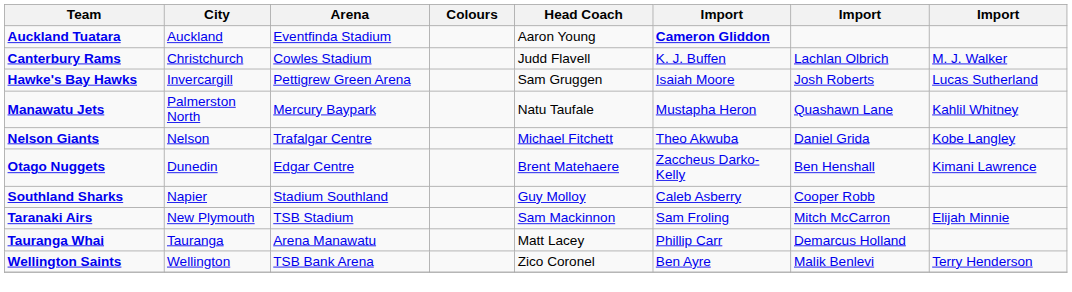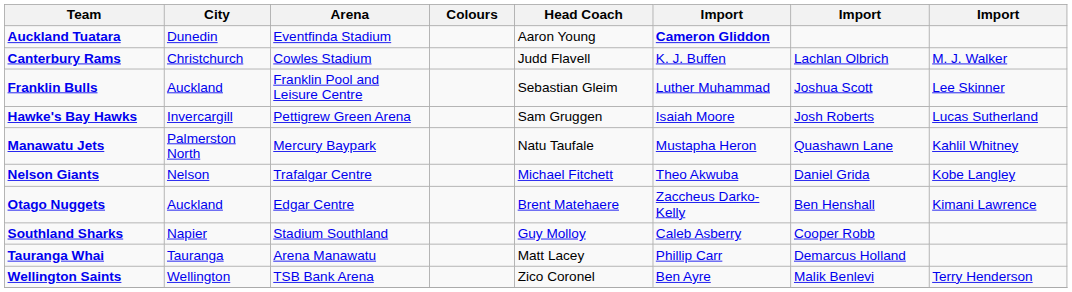(195, 36) Auckland -> (192, 36) Dunedin
+ row: (53, 87)
(192, 167) Dunedin -> (195, 204) Auckland
- row: (50, 218)
